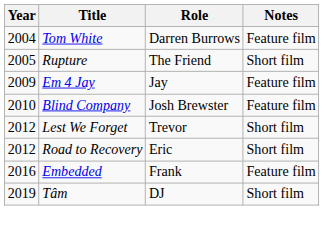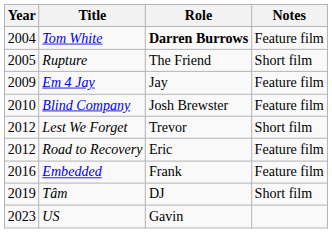(194, 37) normal -> (199, 37) bold
(275, 149) Short film -> (289, 149) Feature film
+ row: (51, 216)
